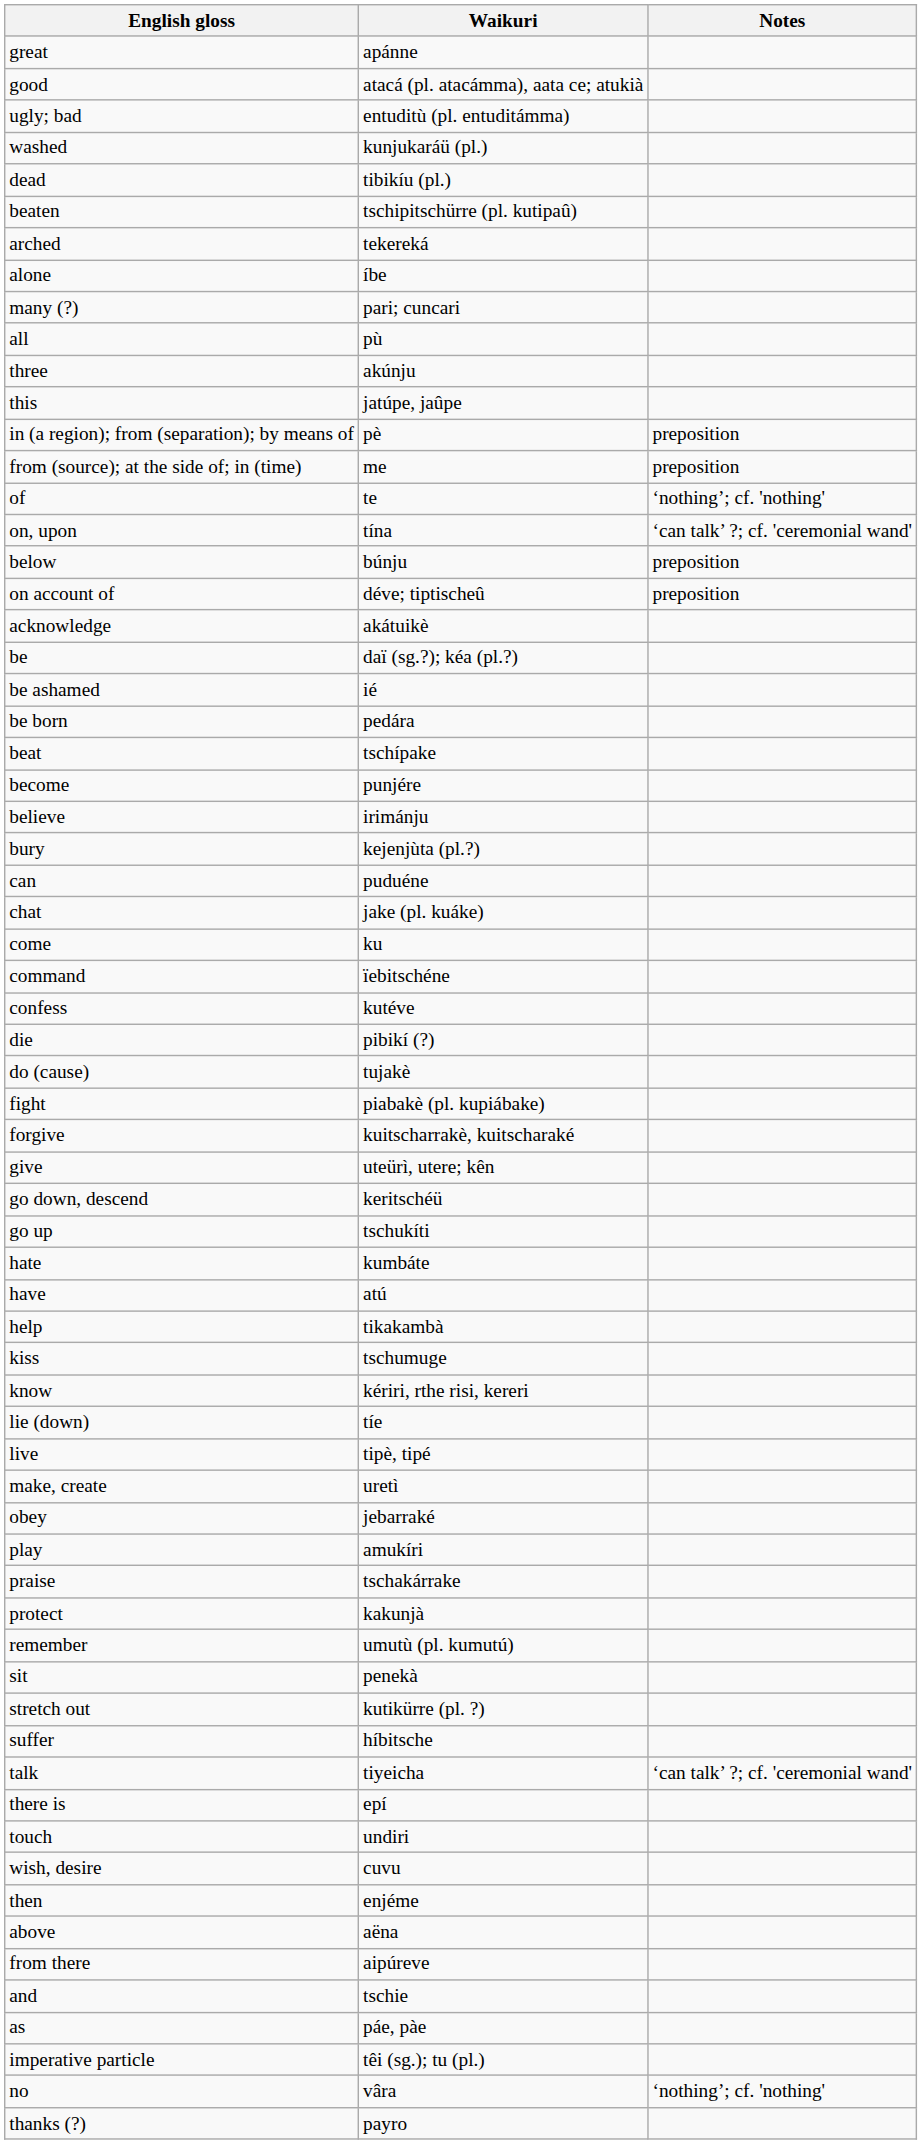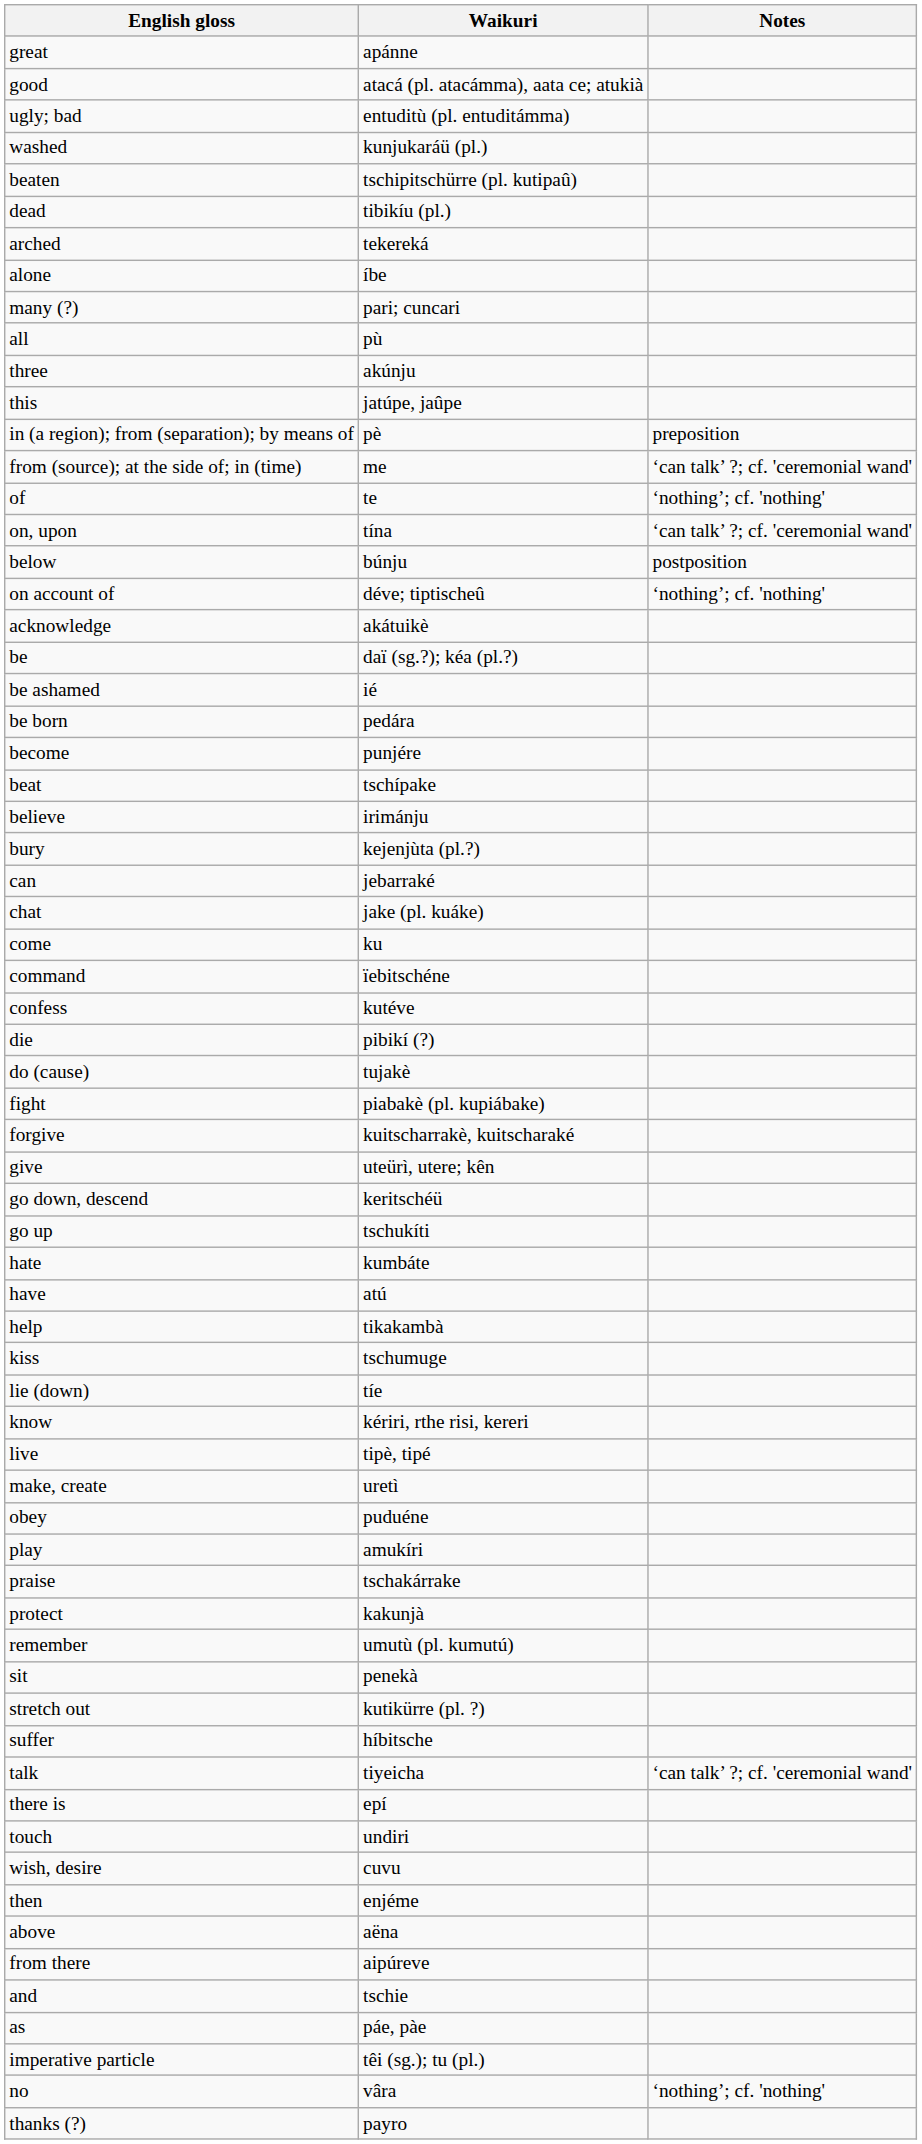rows swapped: (34, 211) <-> (28, 179)
(696, 466) preposition -> (782, 466) ‘can talk’ ?; cf. 'ceremonial wand'
(696, 561) preposition -> (700, 561) postposition
(696, 593) preposition -> (739, 593) ‘nothing’; cf. 'nothing'
rows swapped: (25, 752) <-> (39, 784)
(396, 880) puduéne -> (399, 880) jebarraké
rows swapped: (31, 1390) <-> (49, 1421)
(399, 1517) jebarraké -> (396, 1517) puduéne
